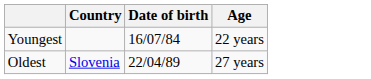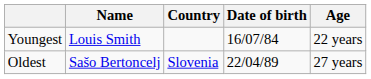+ column: (115, 16)
